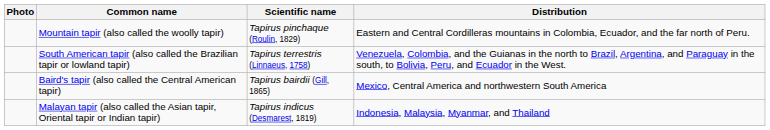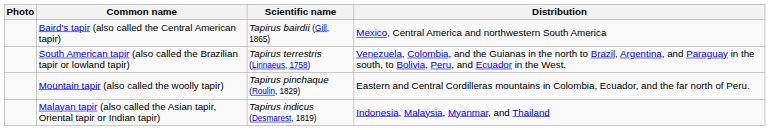rows swapped: (137, 86) <-> (131, 33)
